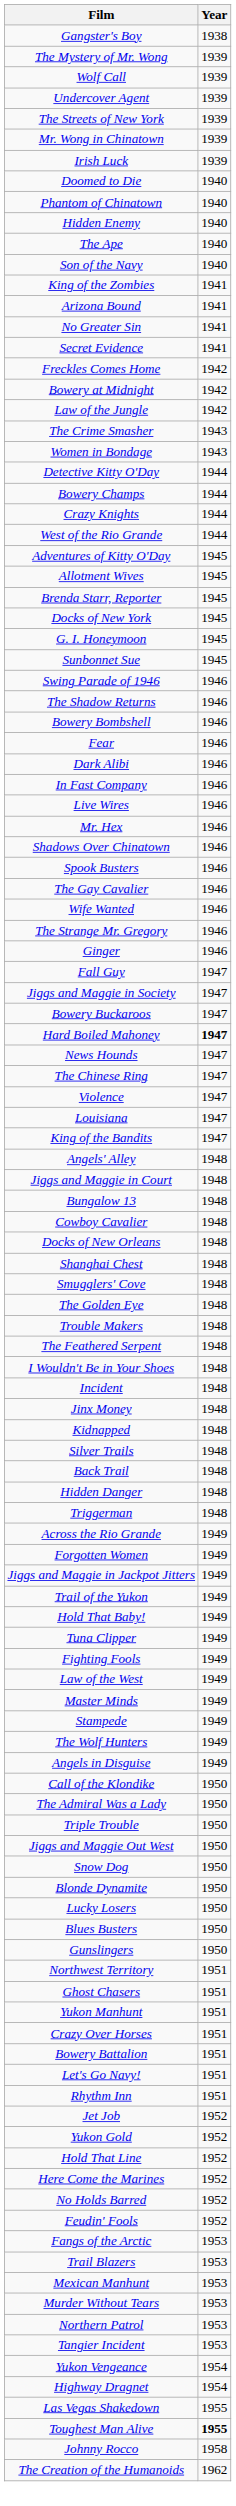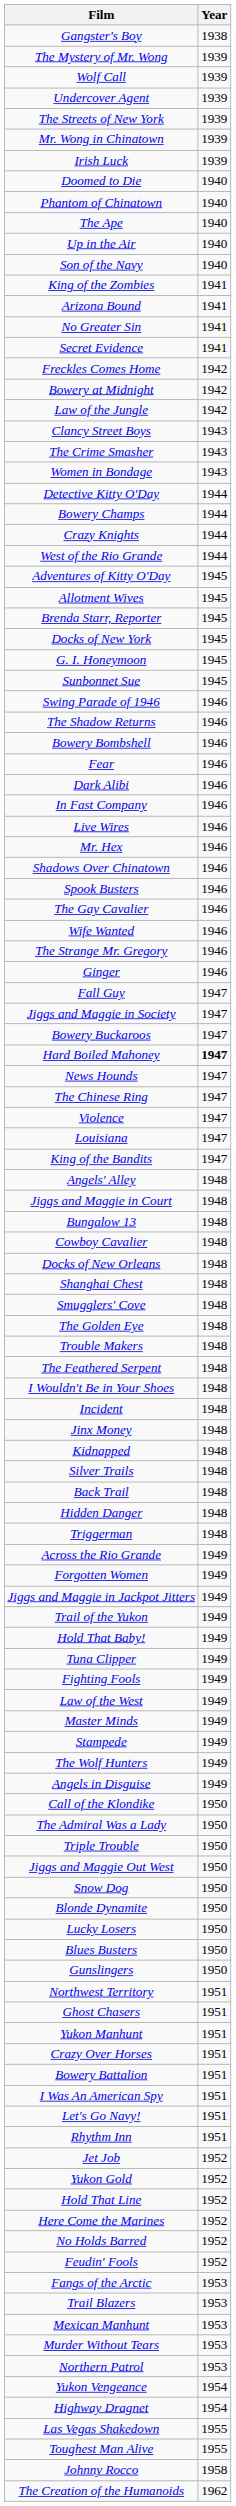- row: (101, 222)
+ row: (101, 243)
+ row: (101, 431)
+ row: (101, 2095)
- row: (101, 2345)
(214, 2428) bold -> (214, 2449) normal
